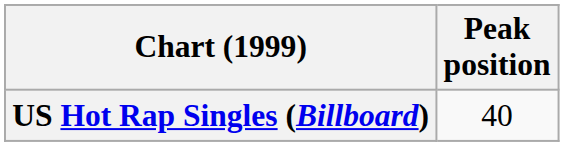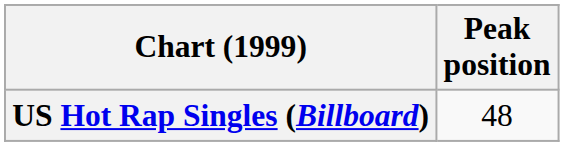(497, 114) 40 -> (497, 114) 48
